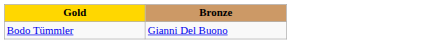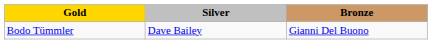+ column: (216, 13)
